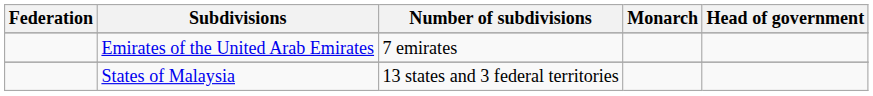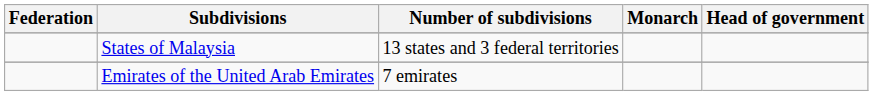rows swapped: (168, 76) <-> (238, 47)
